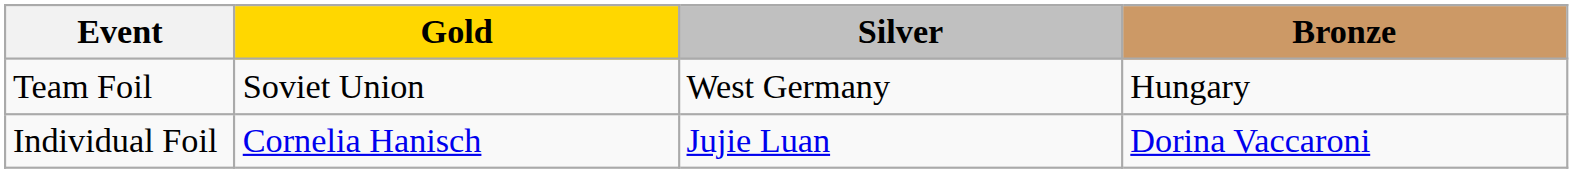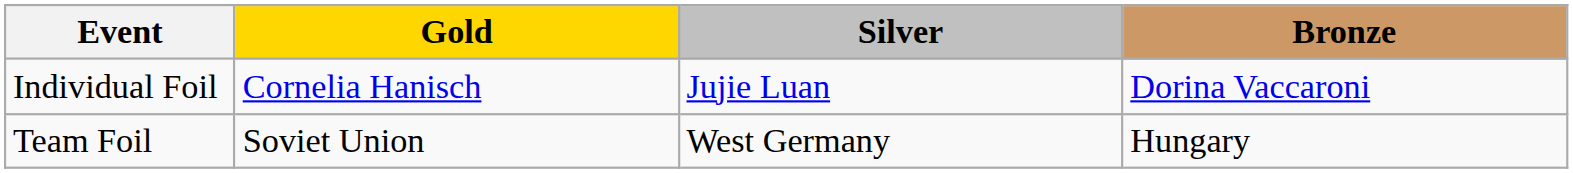rows swapped: (115, 140) <-> (83, 85)
